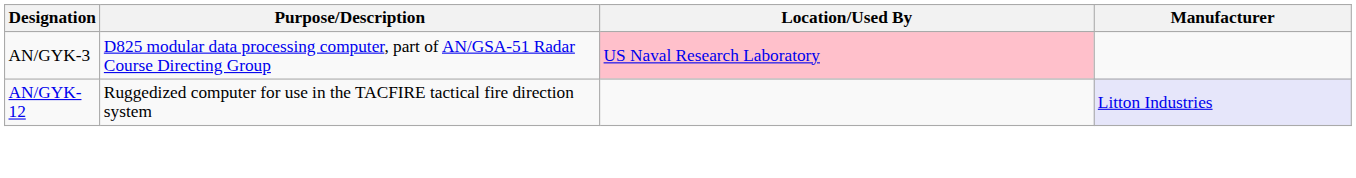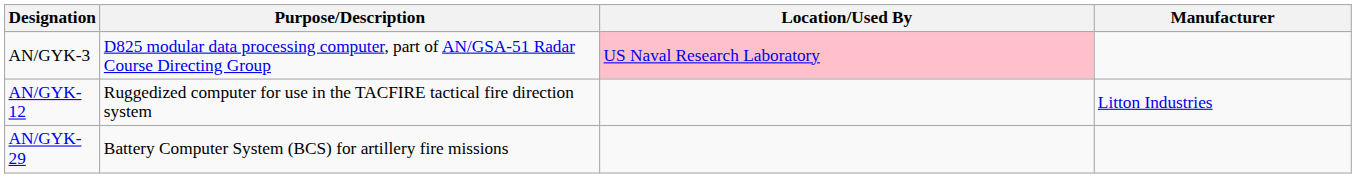(1155, 102) lavender background -> (1155, 102) no background
+ row: (45, 149)
